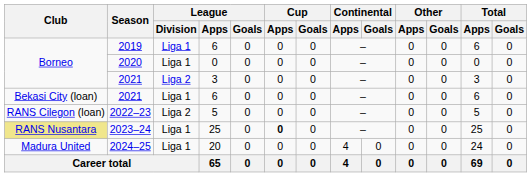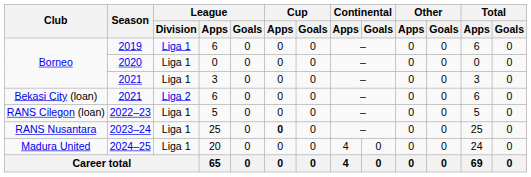(176, 79) Liga 2 -> (176, 79) Liga 1
(176, 96) Liga 1 -> (176, 96) Liga 2
(176, 113) Liga 2 -> (176, 113) Liga 1
(56, 130) khaki background -> (56, 130) no background
